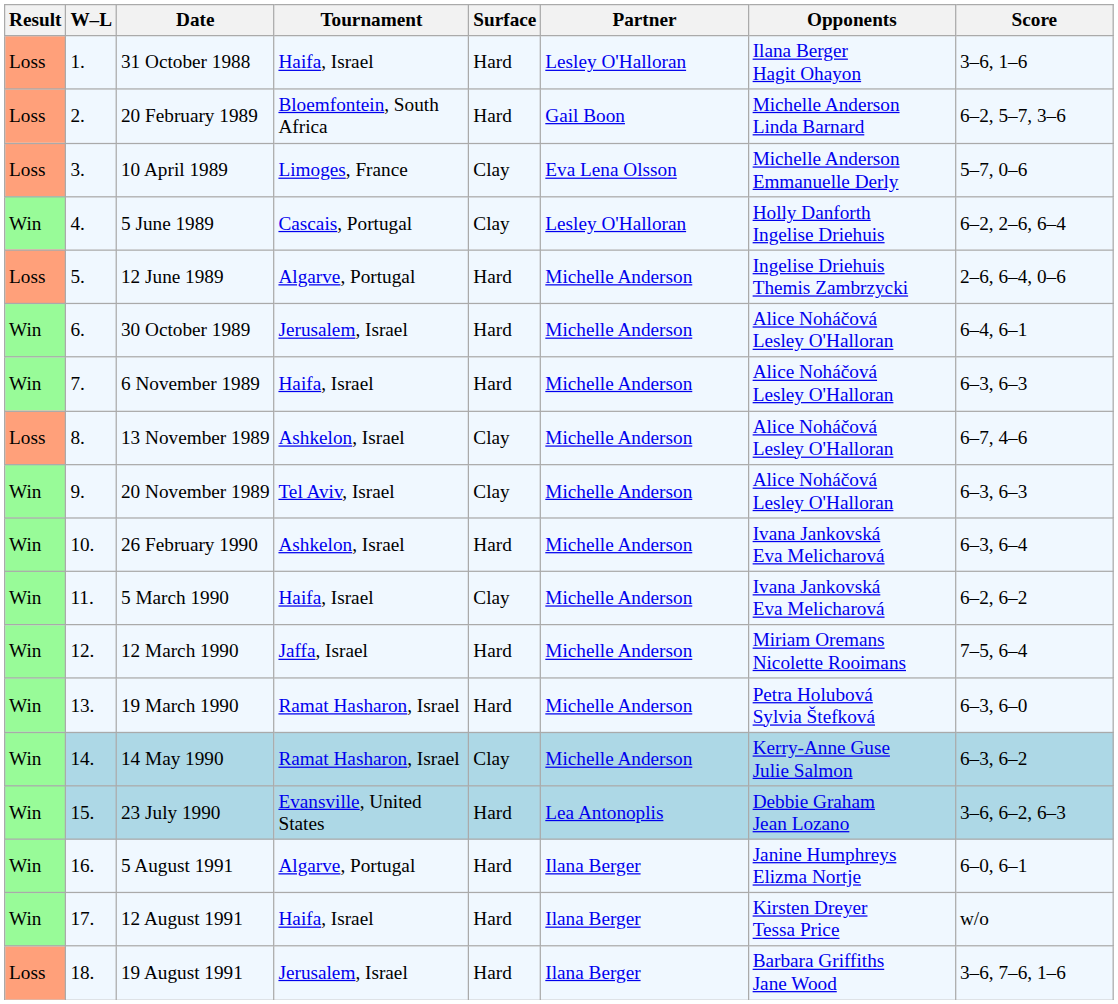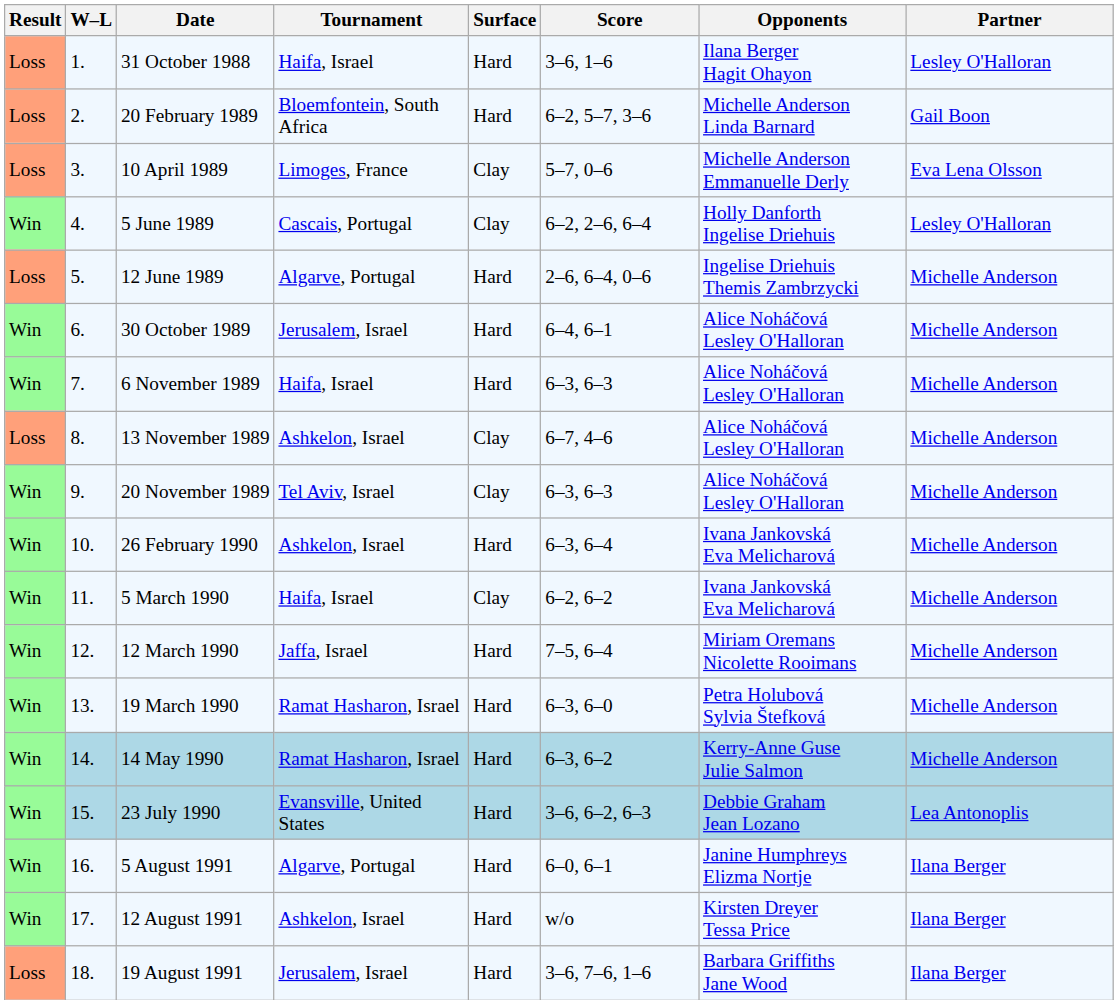columns swapped: (645, 19) <-> (1034, 19)
(492, 758) Clay -> (493, 758) Hard
(326, 918) Haifa, Israel -> (342, 918) Ashkelon, Israel
